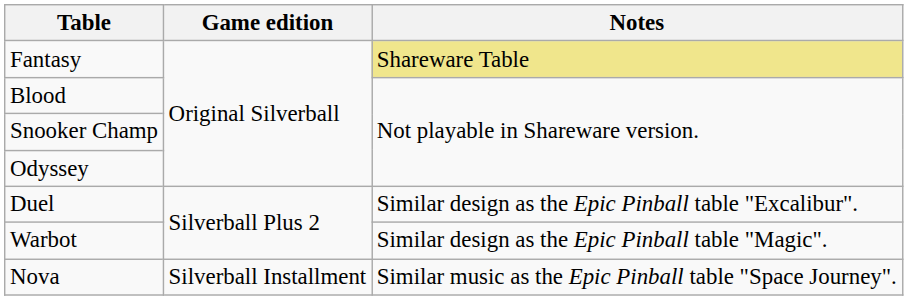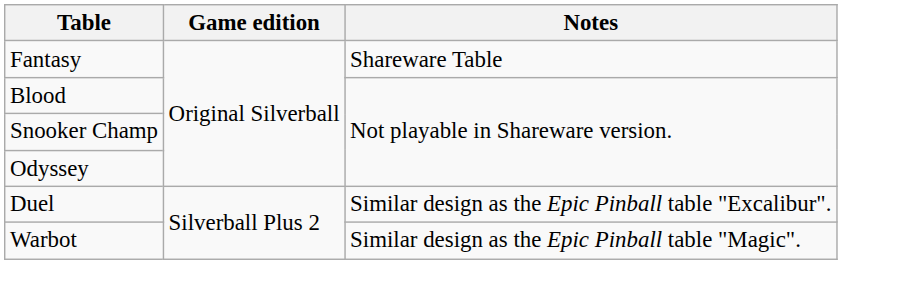(453, 58) khaki background -> (426, 58) no background
- row: (35, 276)
